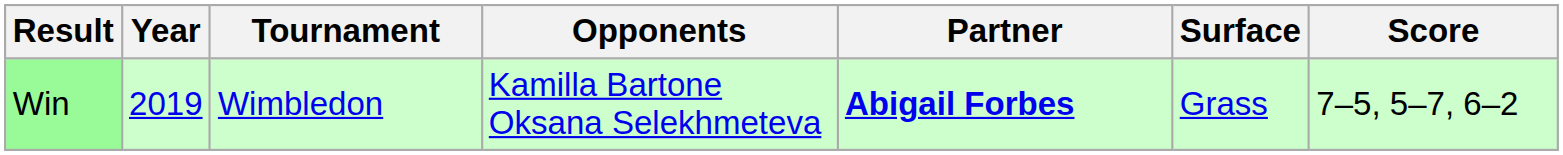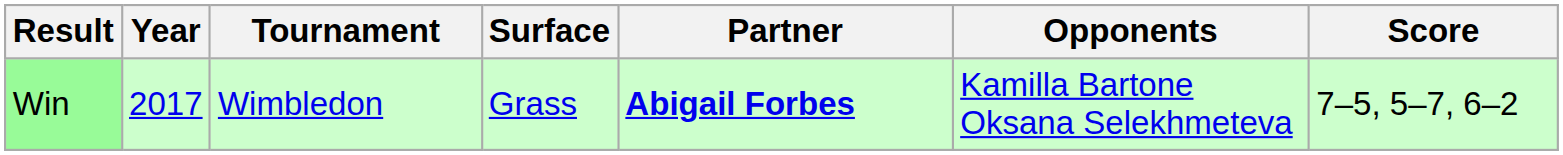columns swapped: (1240, 30) <-> (659, 30)
(166, 103) 2019 -> (166, 103) 2017
